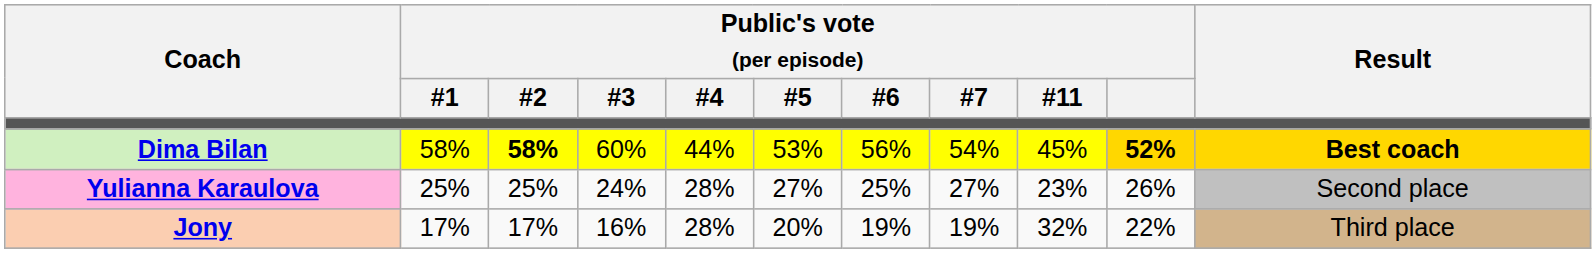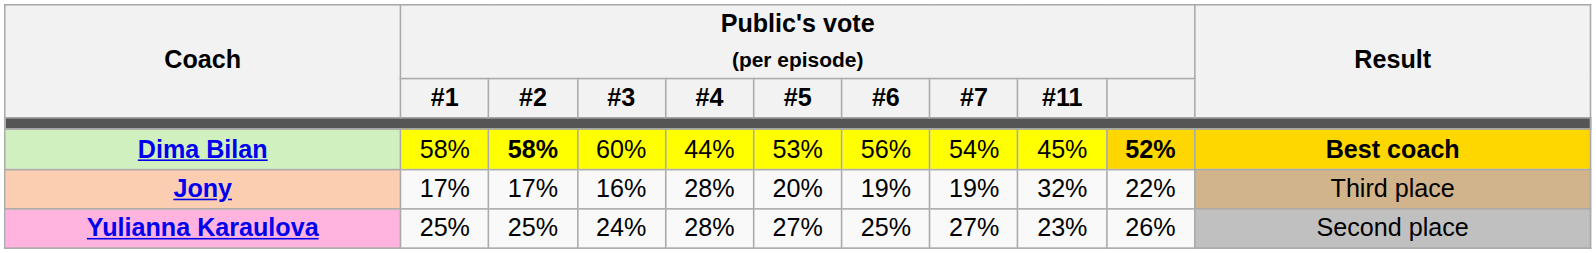rows swapped: (203, 188) <-> (203, 228)
